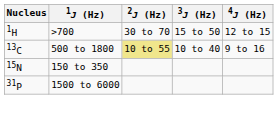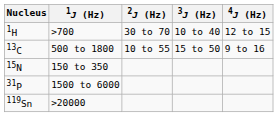(197, 31) 15 to 50 -> (197, 31) 10 to 40
(147, 49) khaki background -> (147, 49) no background
(197, 49) 10 to 40 -> (197, 49) 15 to 50
+ row: (68, 103)
